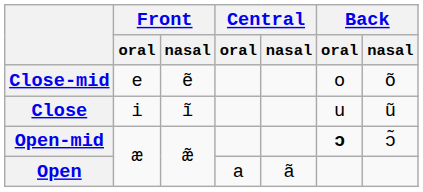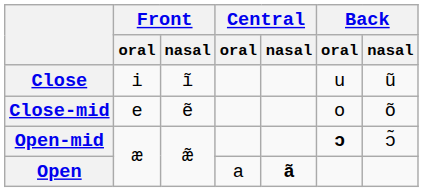rows swapped: (59, 111) <-> (59, 80)
(289, 171) normal -> (289, 171) bold
